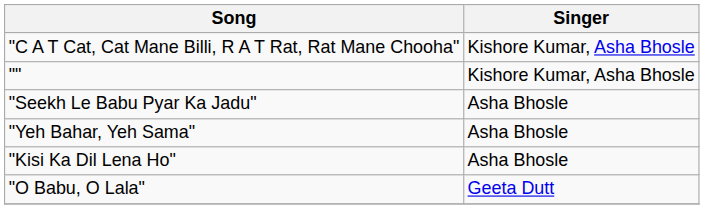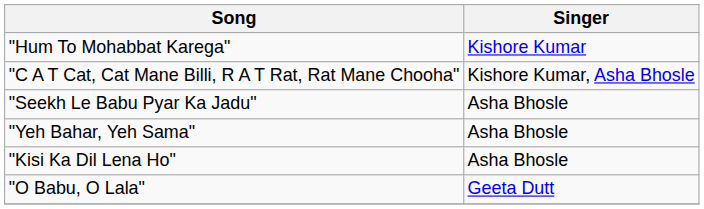+ row: (119, 47)
- row: (15, 75)
